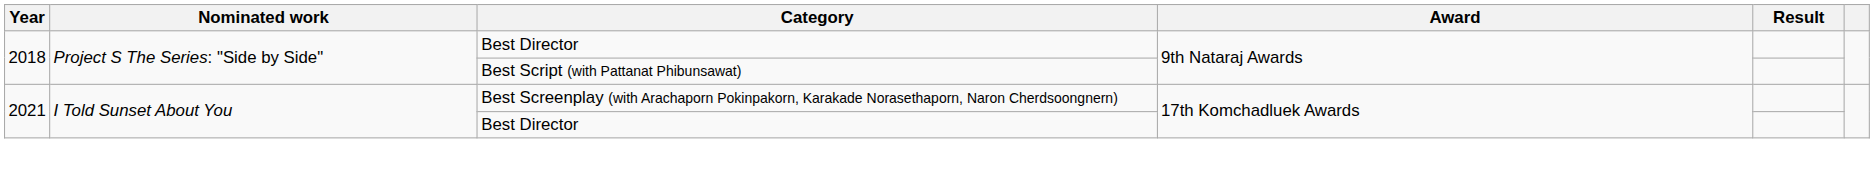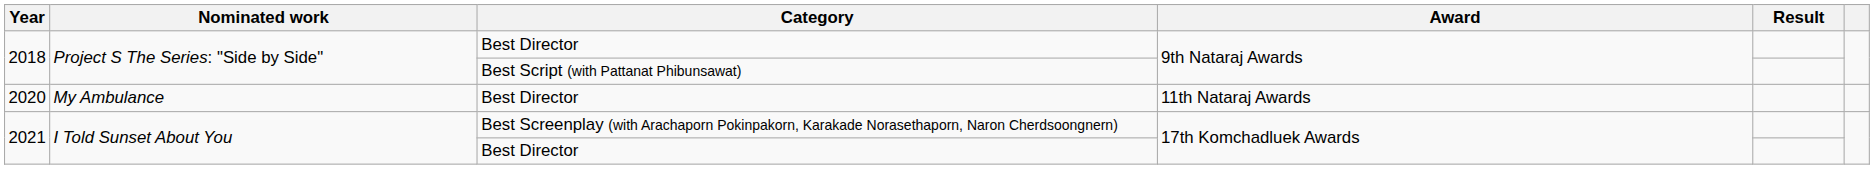+ row: (27, 97)
